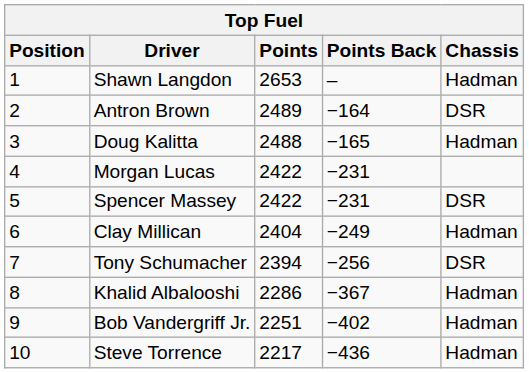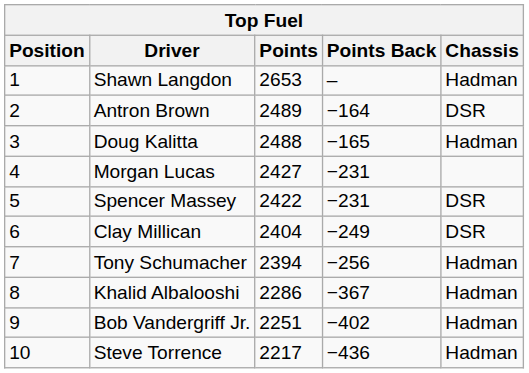(281, 171) 2422 -> (281, 171) 2427
(482, 232) Hadman -> (466, 232) DSR
(466, 262) DSR -> (482, 262) Hadman
